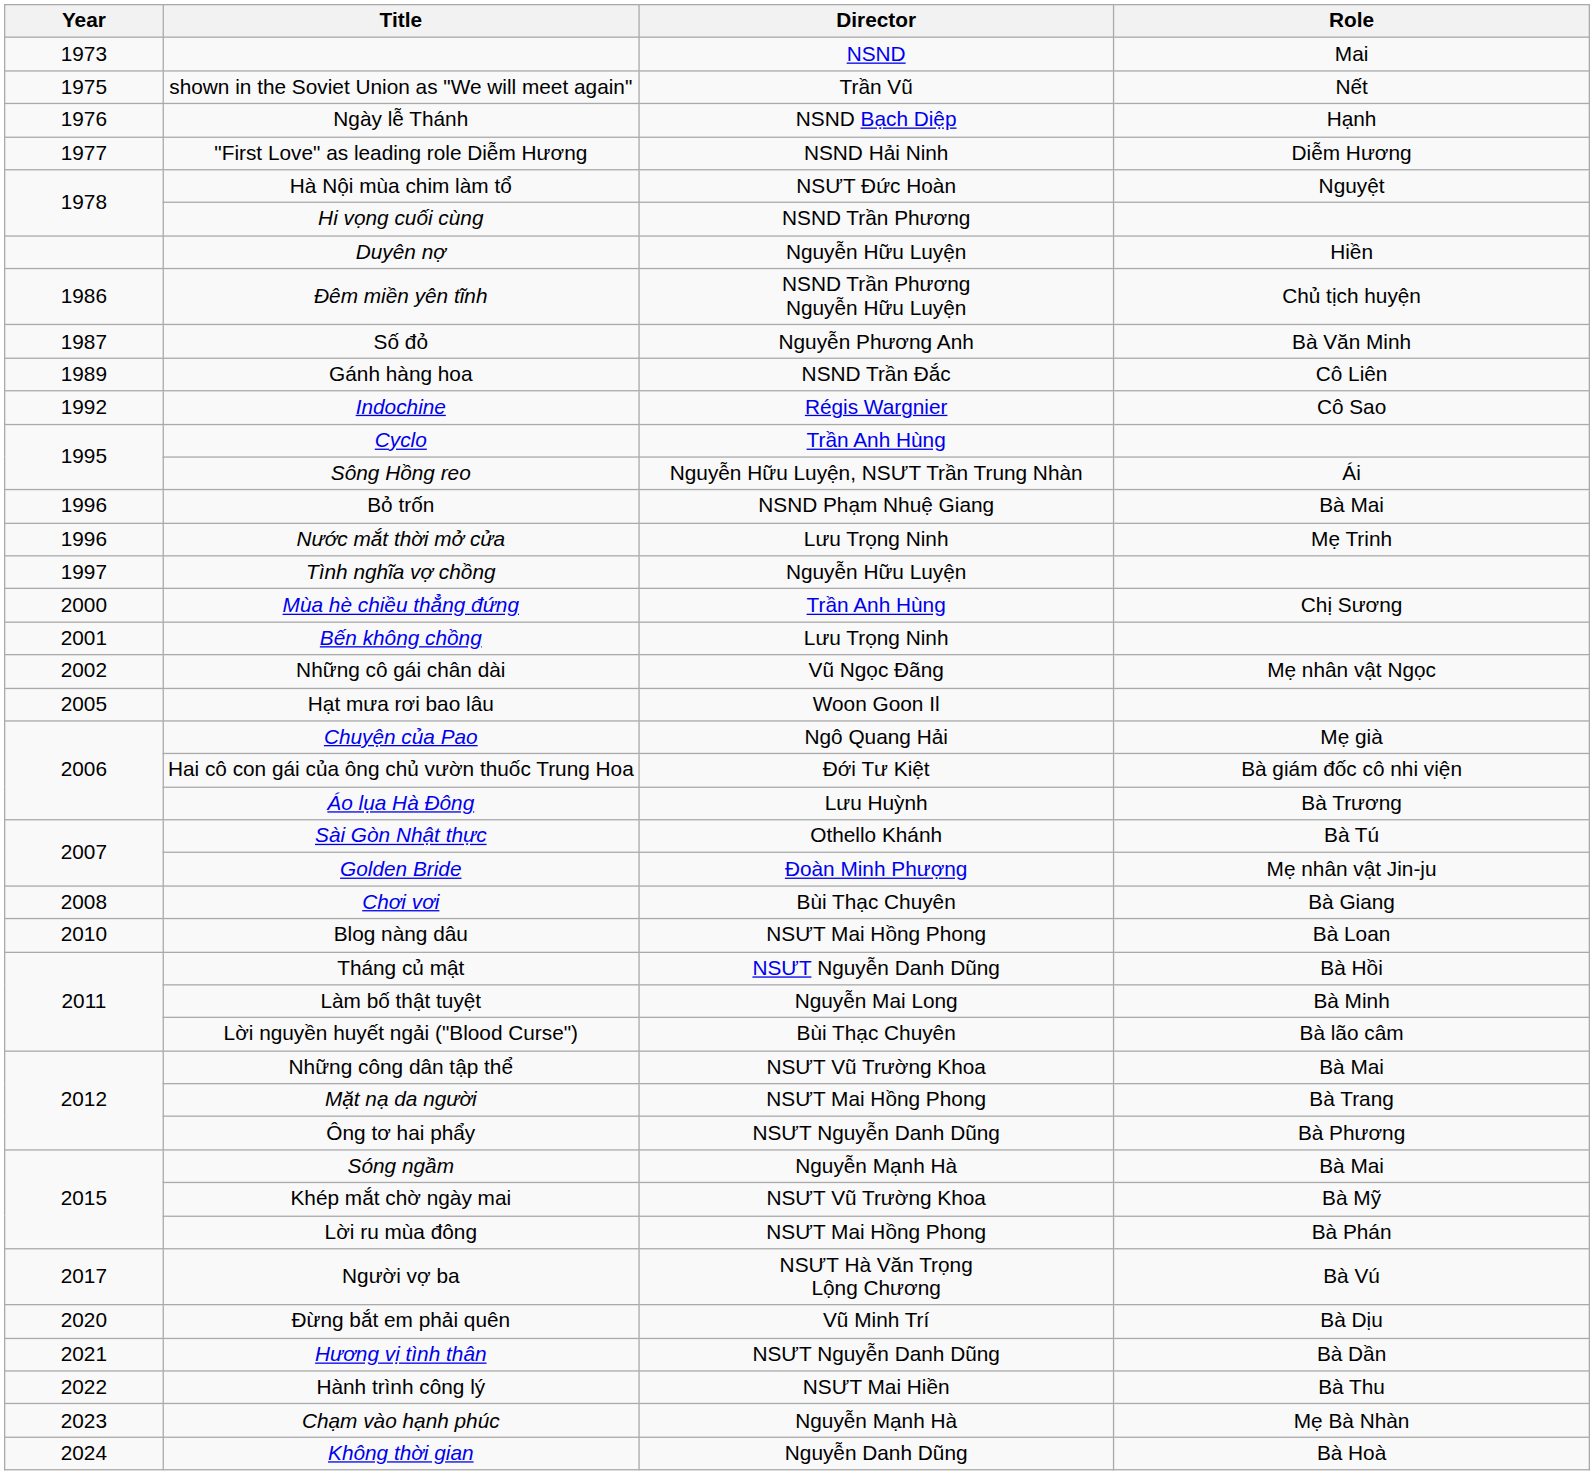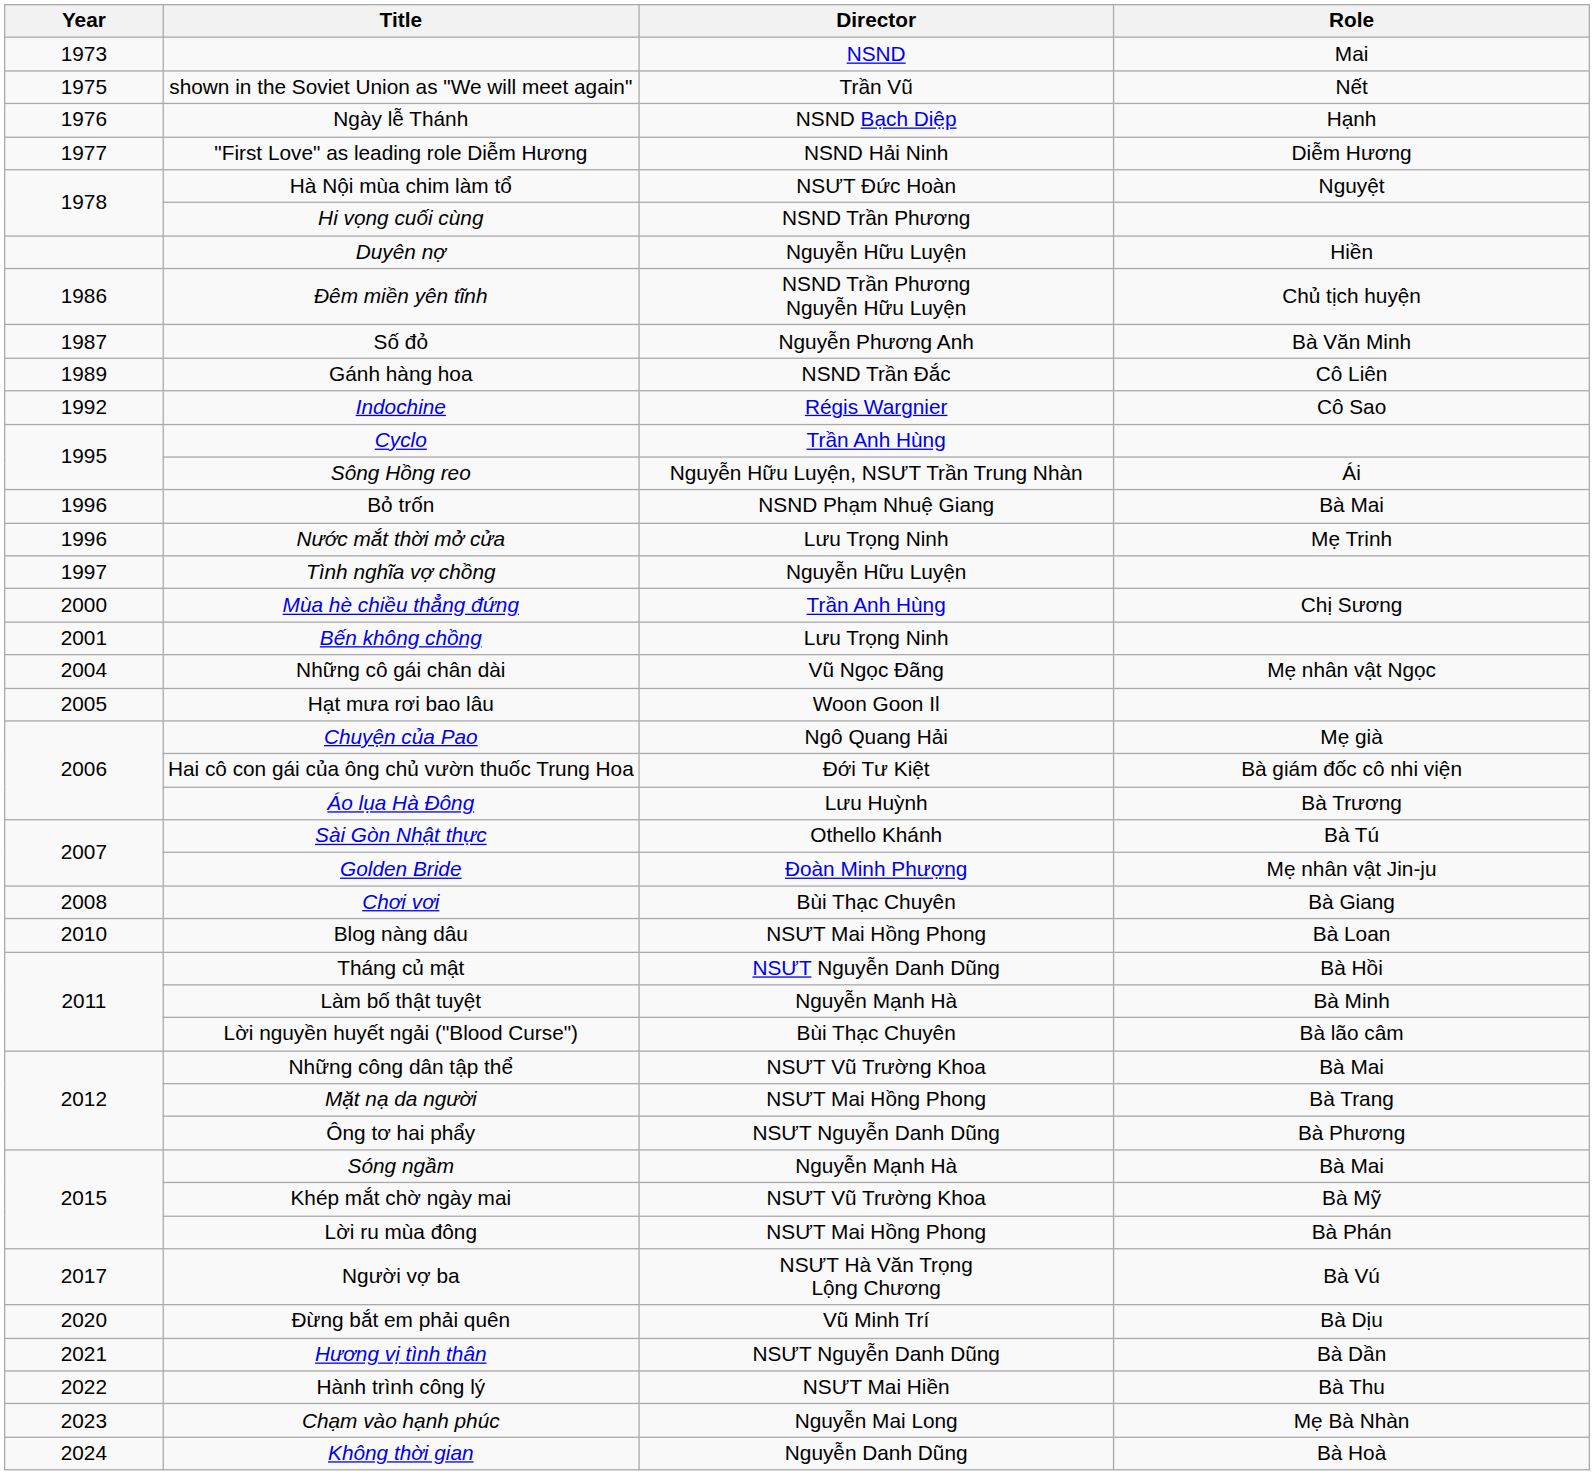(84, 671) 2002 -> (84, 671) 2004
(876, 1001) Nguyễn Mai Long -> (876, 1001) Nguyễn Mạnh Hà
(876, 1420) Nguyễn Mạnh Hà -> (876, 1420) Nguyễn Mai Long
